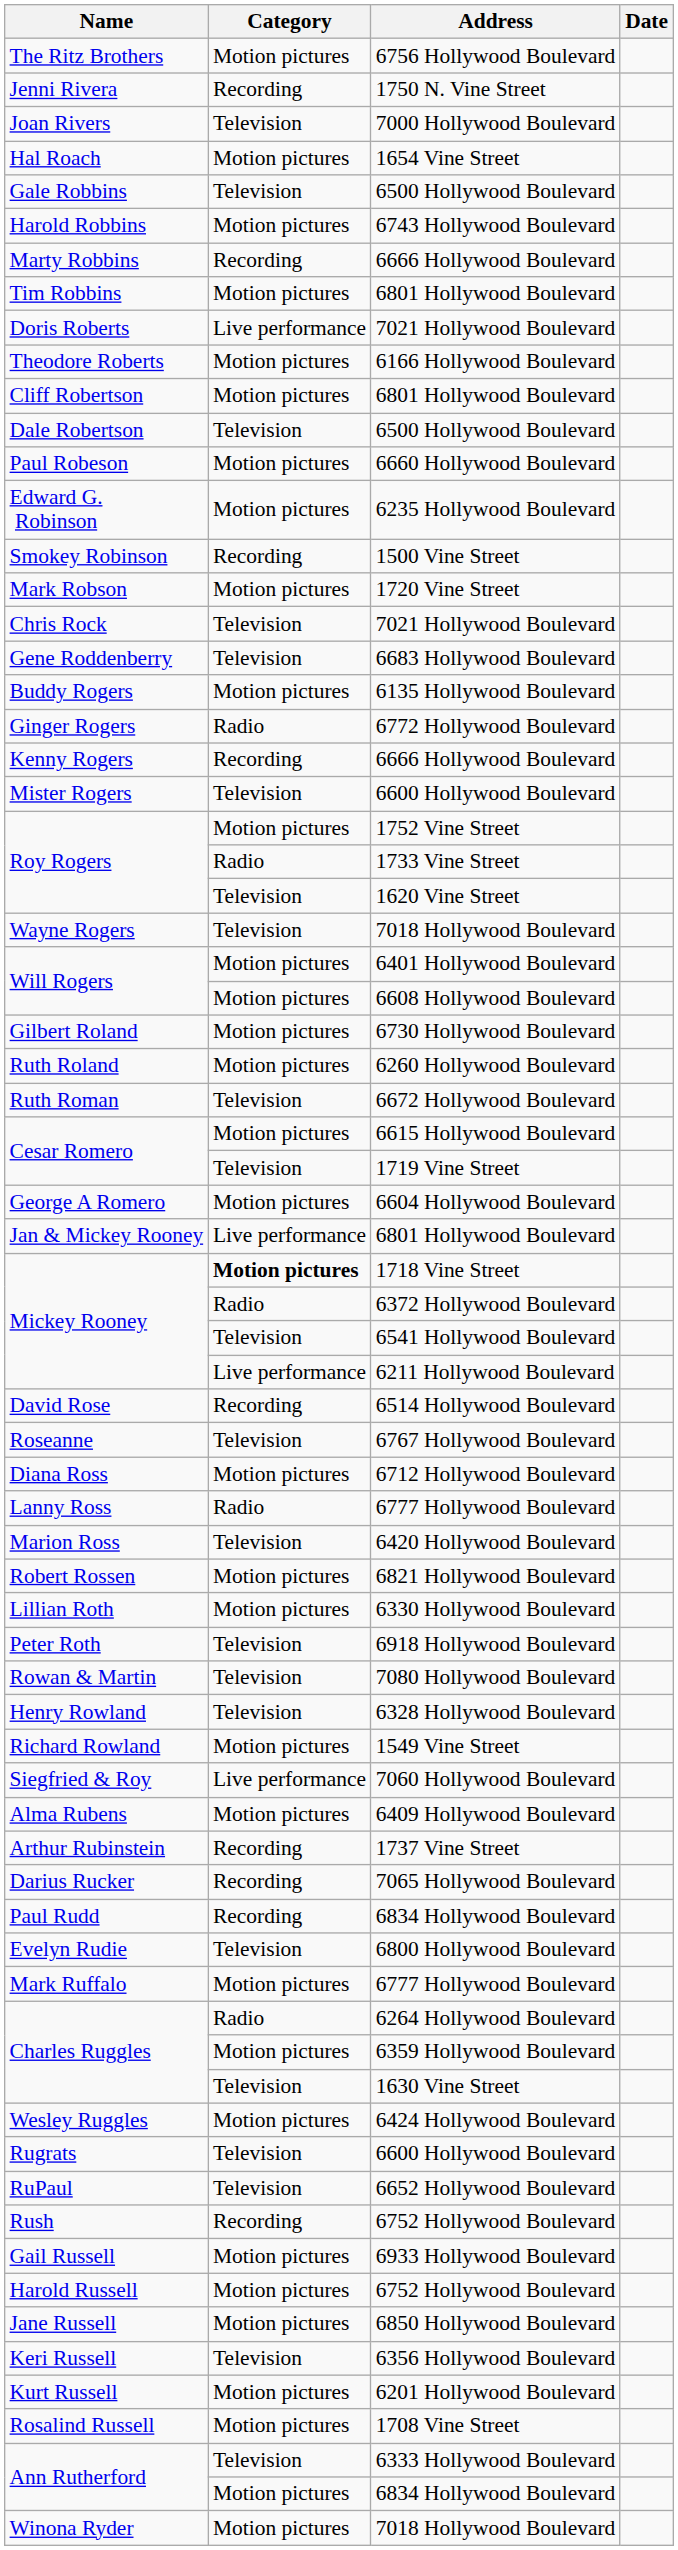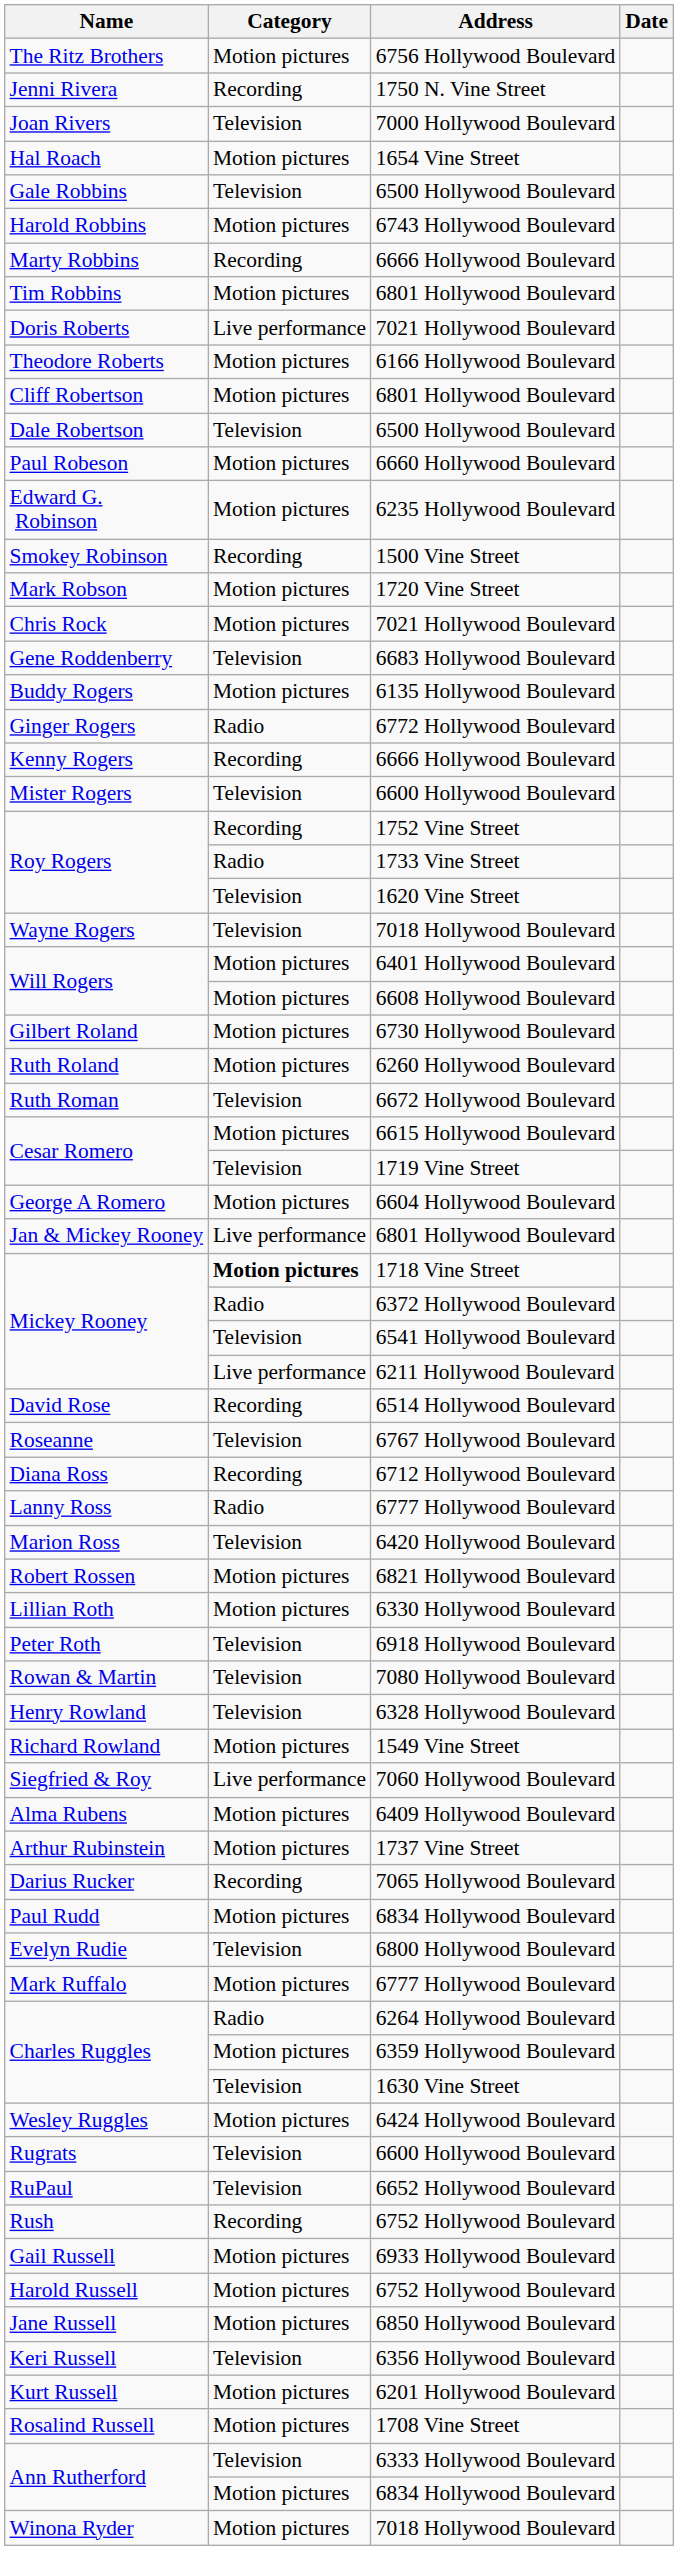(258, 623) Television -> (281, 623) Motion pictures
(281, 827) Motion pictures -> (258, 827) Recording
(281, 1473) Motion pictures -> (258, 1473) Recording
(258, 1847) Recording -> (281, 1847) Motion pictures
(258, 1915) Recording -> (281, 1915) Motion pictures
